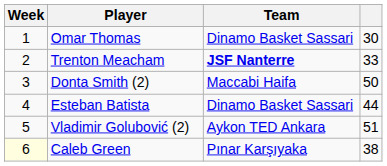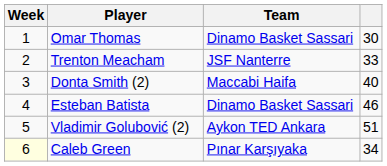(251, 60) bold -> (249, 60) normal
(371, 82) 50 -> (371, 82) 40
(371, 104) 44 -> (371, 104) 46
(371, 149) 38 -> (371, 149) 34
